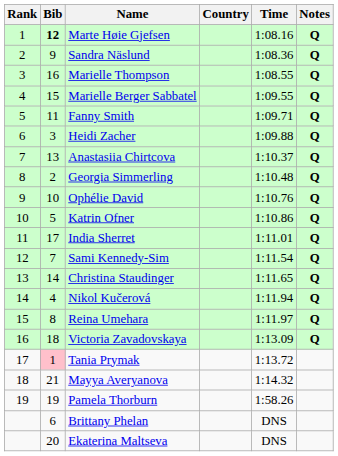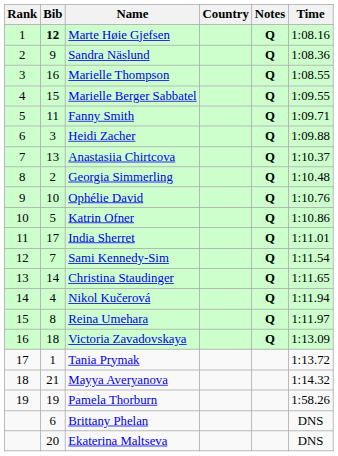columns swapped: (274, 14) <-> (315, 14)
(53, 359) pink background -> (53, 359) no background
